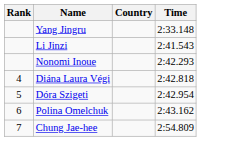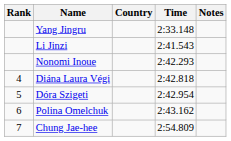+ column: (211, 12)
